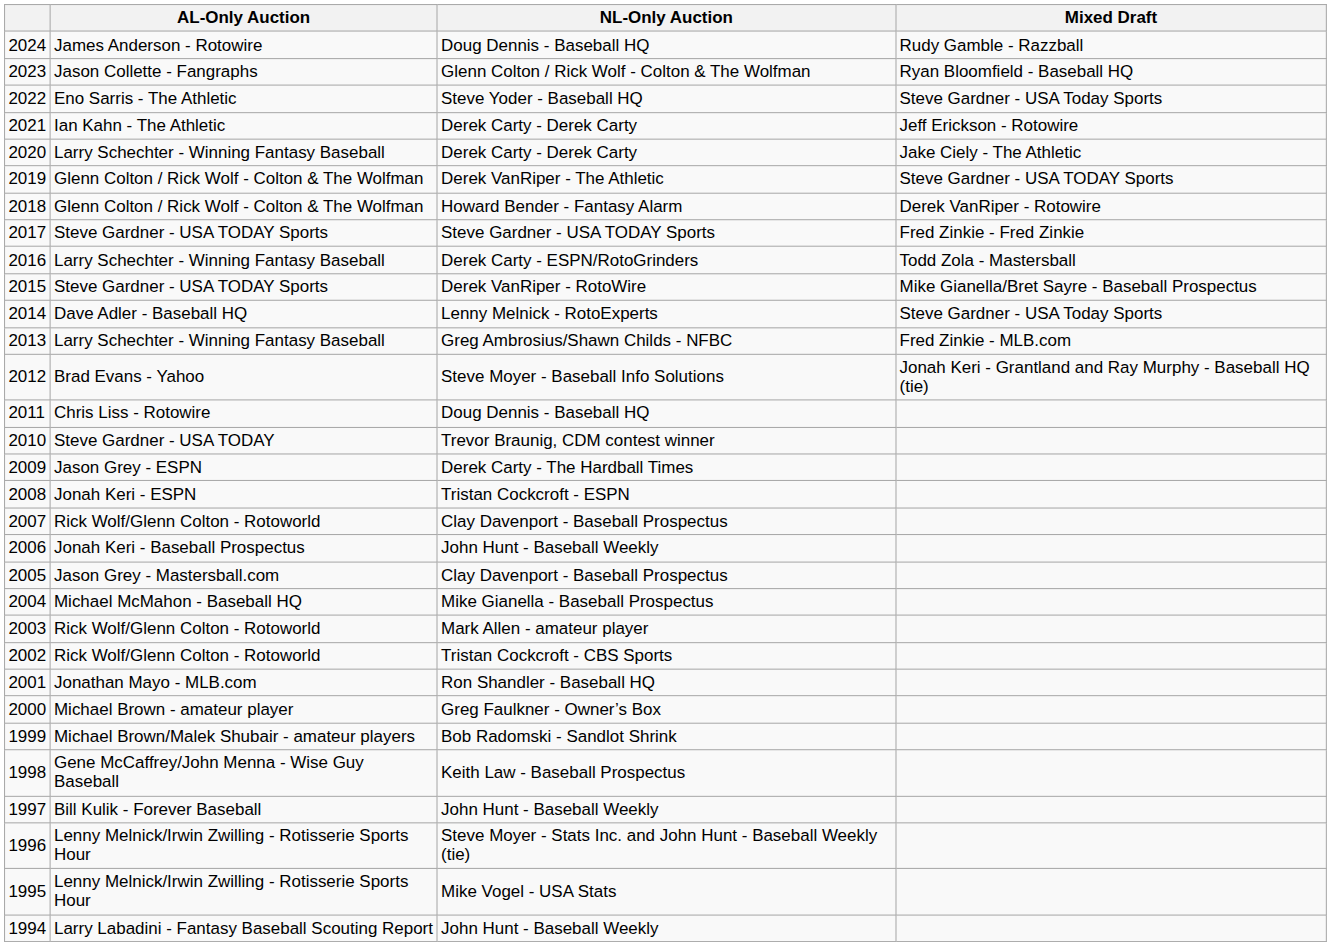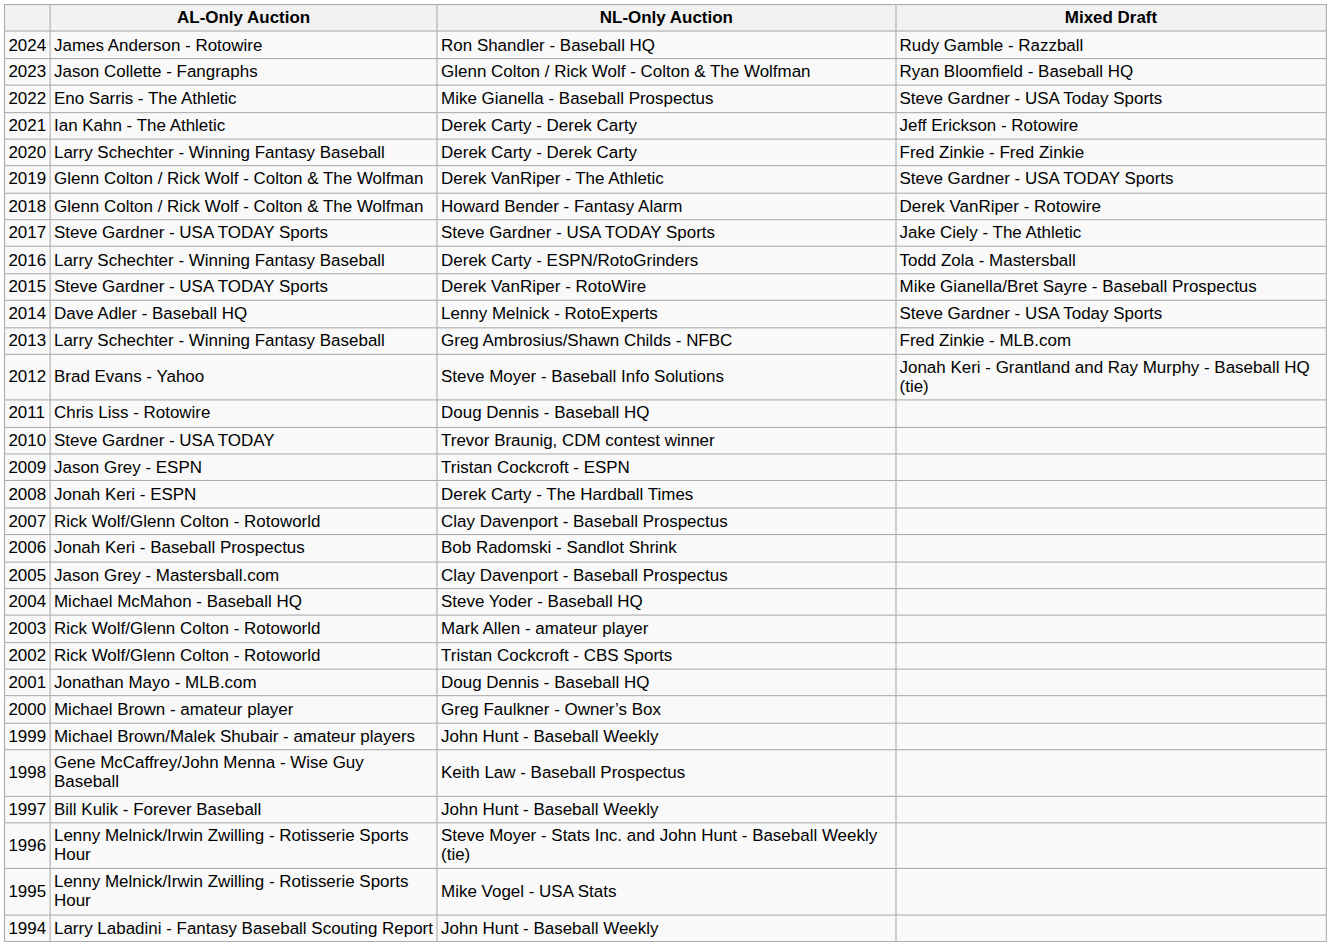(545, 44) Doug Dennis - Baseball HQ -> (548, 44) Ron Shandler - Baseball HQ
(542, 98) Steve Yoder - Baseball HQ -> (577, 98) Mike Gianella - Baseball Prospectus
(990, 152) Jake Ciely - The Athletic -> (992, 152) Fred Zinkie - Fred Zinkie
(992, 233) Fred Zinkie - Fred Zinkie -> (990, 233) Jake Ciely - The Athletic
(567, 467) Derek Carty - The Hardball Times -> (535, 467) Tristan Cockcroft - ESPN
(535, 494) Tristan Cockcroft - ESPN -> (567, 494) Derek Carty - The Hardball Times
(550, 548) John Hunt - Baseball Weekly -> (559, 548) Bob Radomski - Sandlot Shrink
(577, 601) Mike Gianella - Baseball Prospectus -> (542, 601) Steve Yoder - Baseball HQ
(548, 682) Ron Shandler - Baseball HQ -> (545, 682) Doug Dennis - Baseball HQ
(559, 736) Bob Radomski - Sandlot Shrink -> (550, 736) John Hunt - Baseball Weekly
